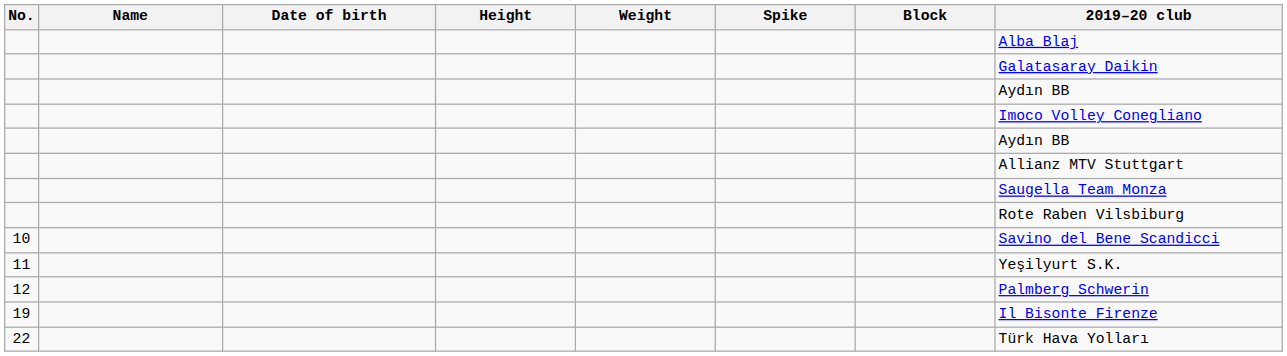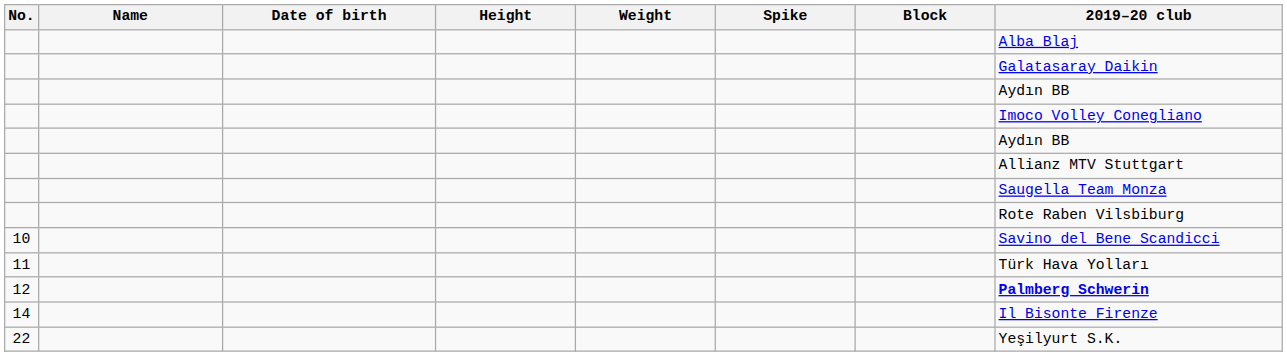(1060, 264) Yeşilyurt S.K. -> (1074, 264) Türk Hava Yolları
(1074, 289) normal -> (1074, 289) bold
+ row: (21, 314)
- row: (21, 314)
(1074, 339) Türk Hava Yolları -> (1060, 339) Yeşilyurt S.K.
